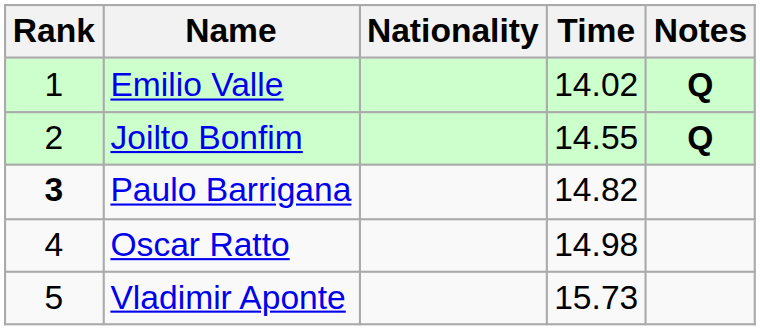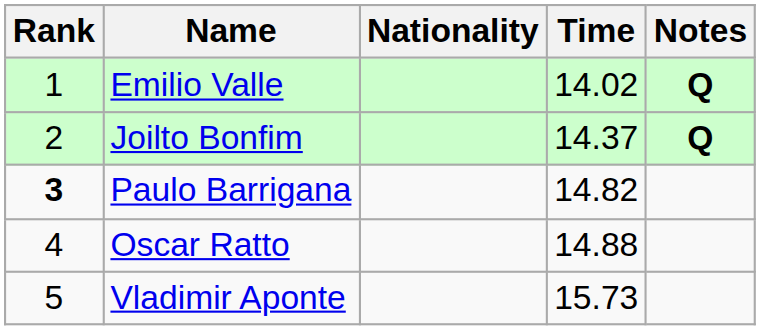(596, 137) 14.55 -> (596, 137) 14.37
(596, 244) 14.98 -> (596, 244) 14.88
